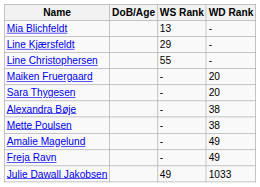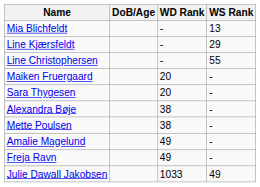columns swapped: (182, 13) <-> (231, 13)
